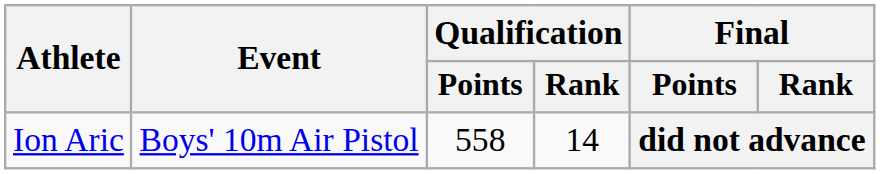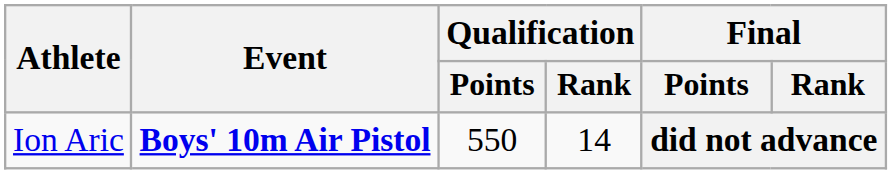(279, 140) normal -> (285, 140) bold
(480, 140) 558 -> (492, 140) 550
